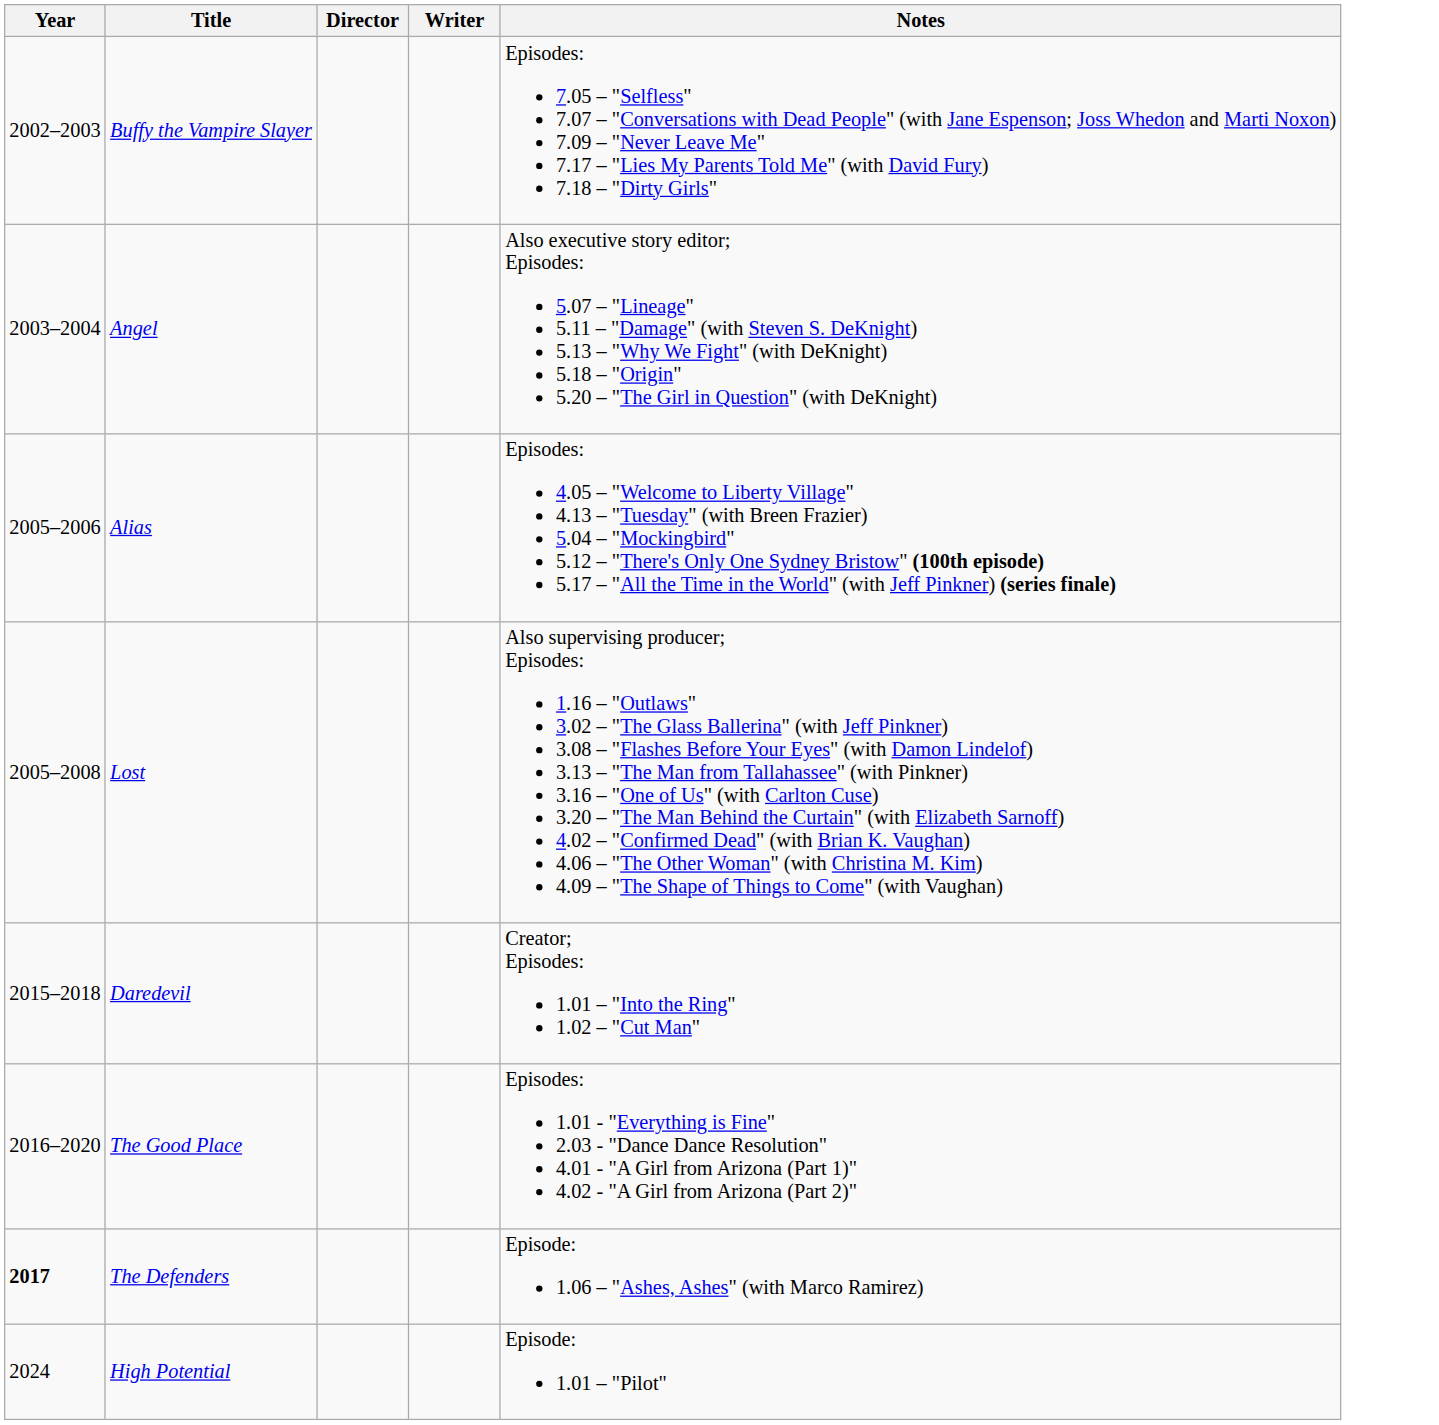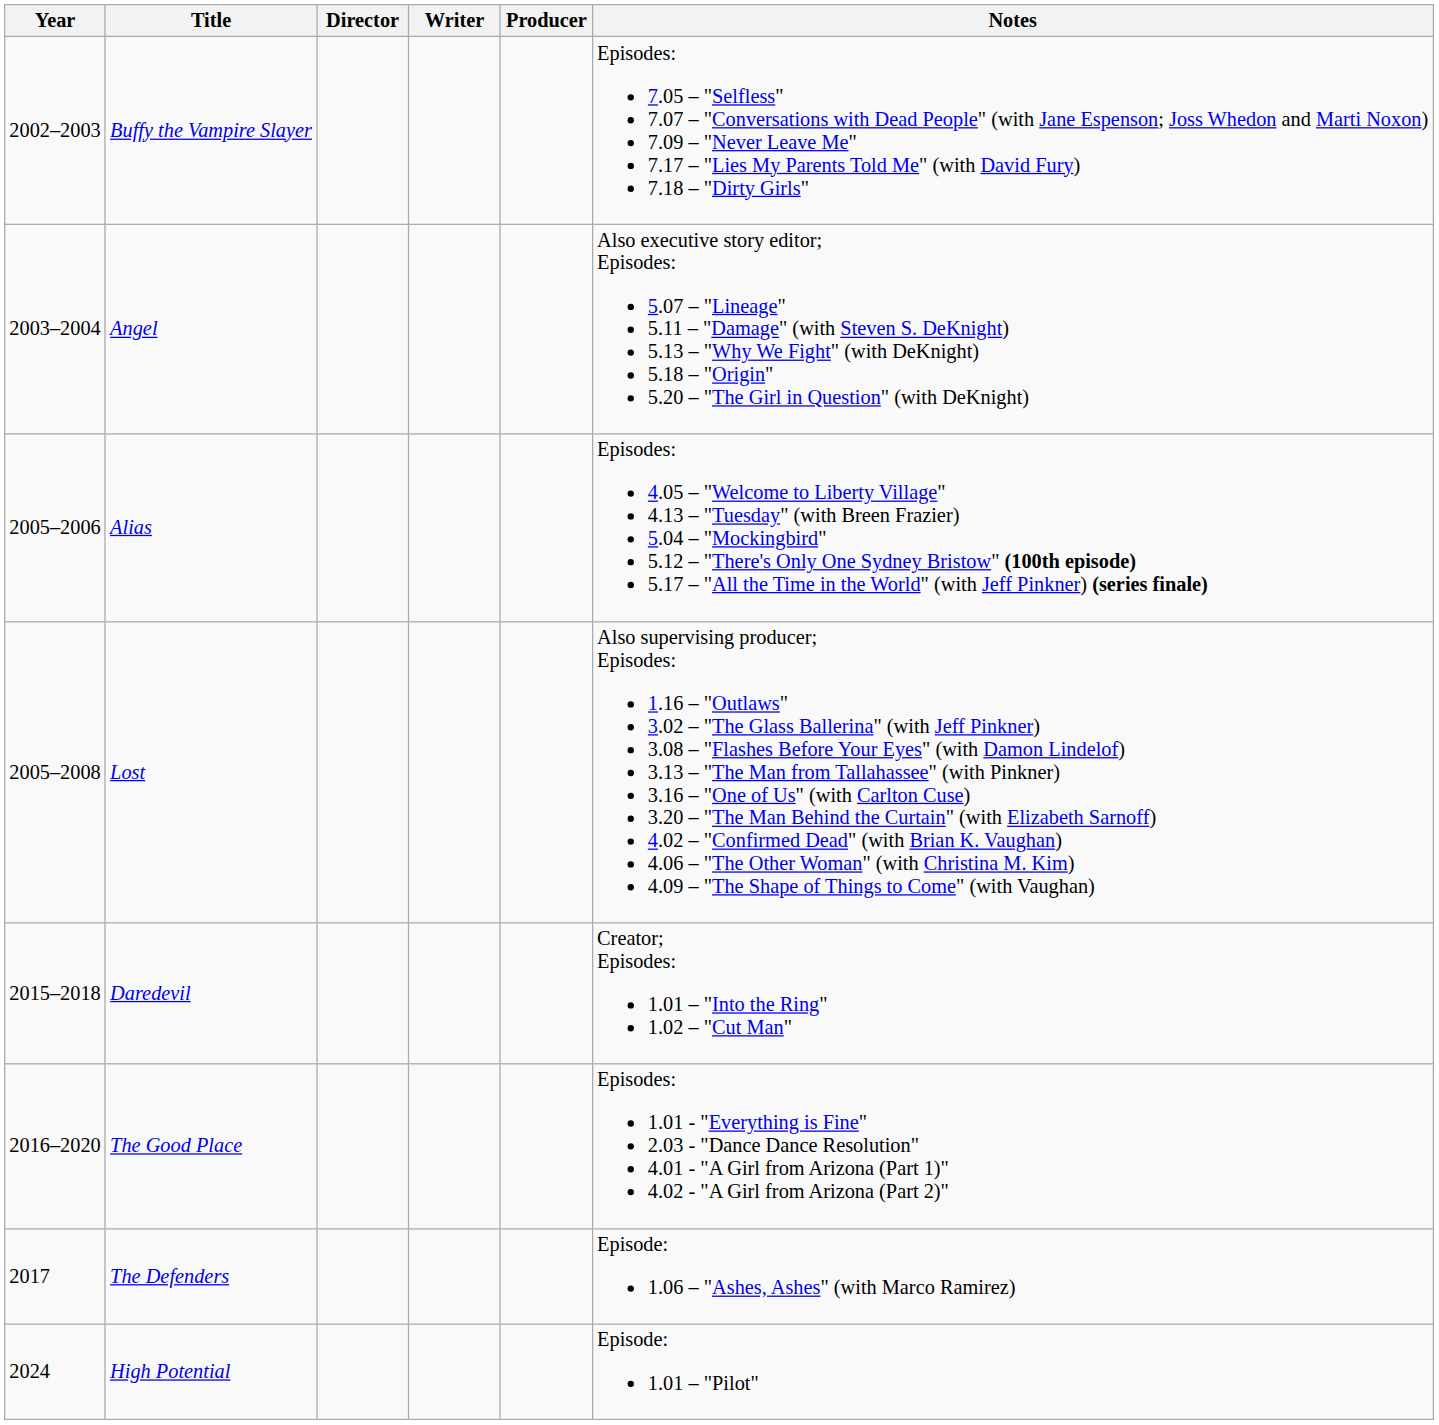+ column: (546, 20)
(30, 1276) bold -> (30, 1276) normal
